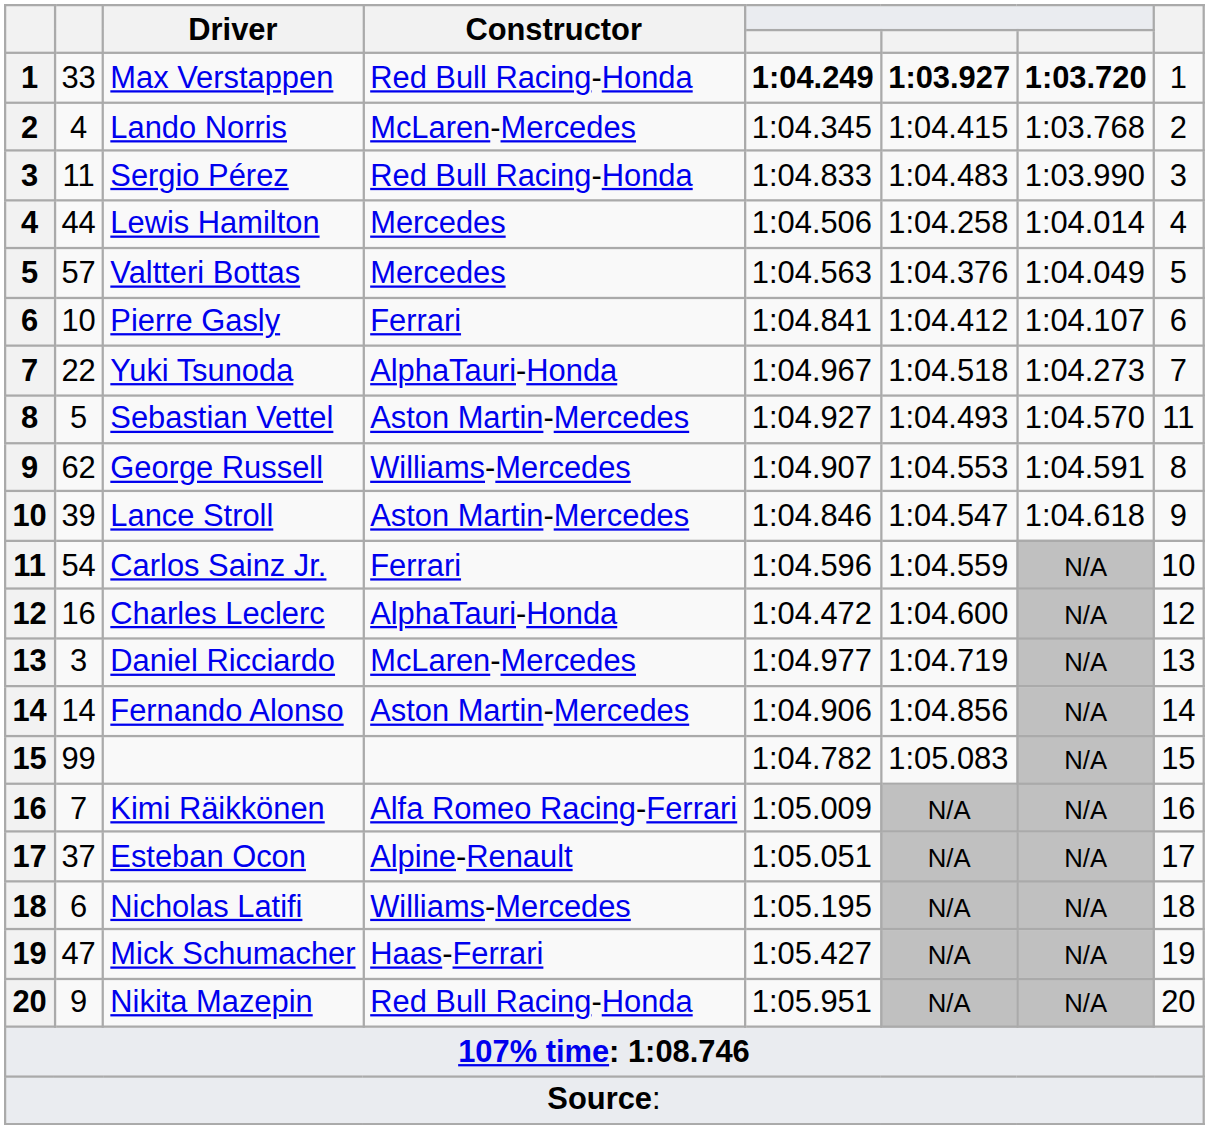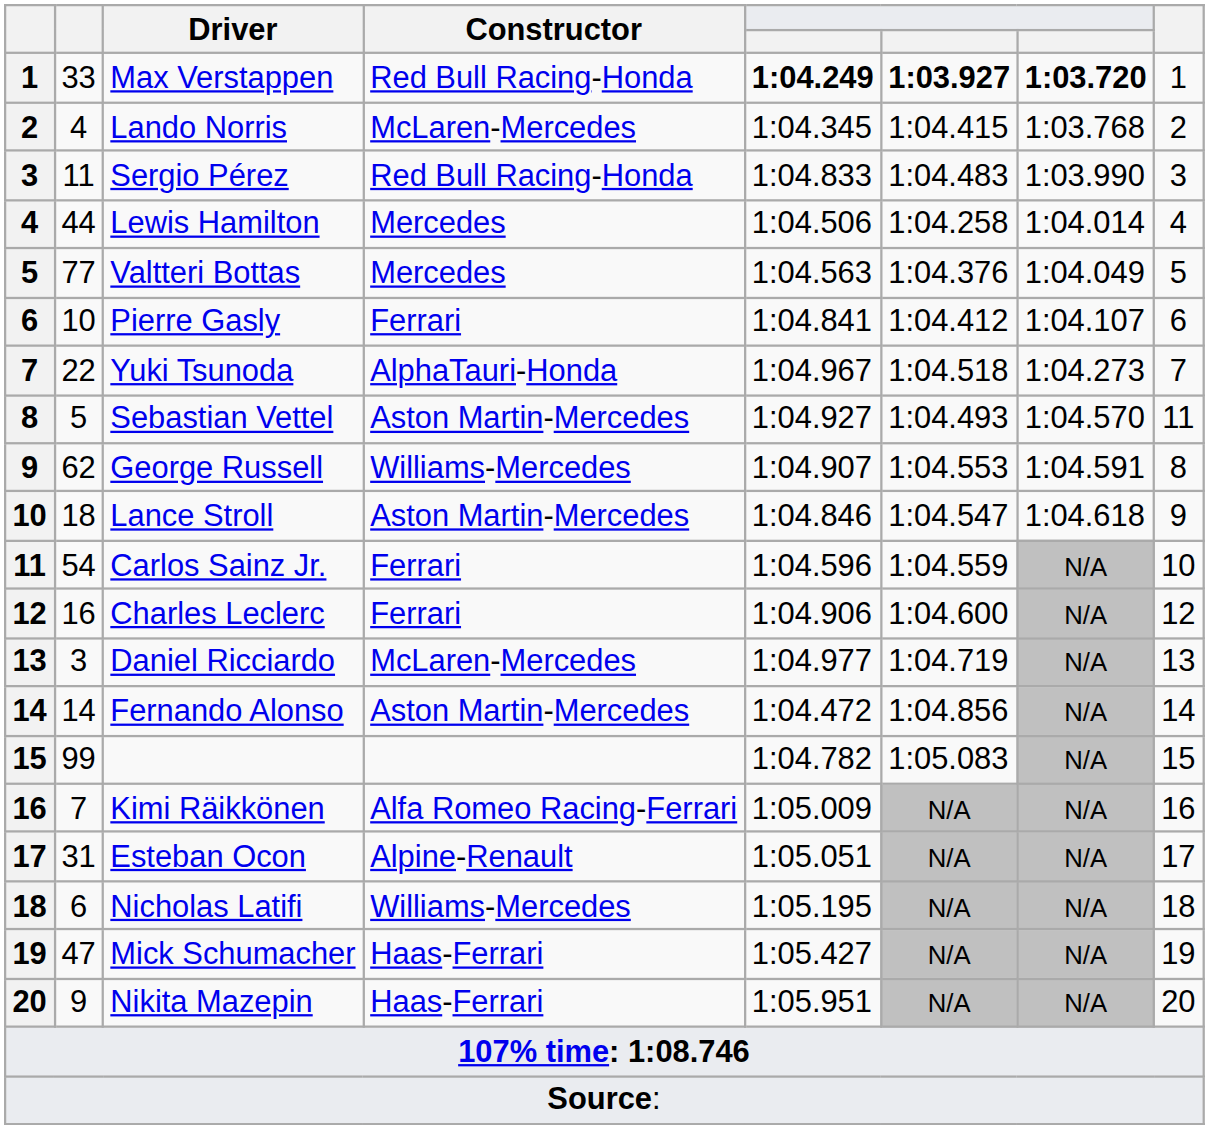(79, 272) 57 -> (79, 272) 77
(79, 516) 39 -> (79, 516) 18
(494, 613) AlphaTauri-Honda -> (416, 613) Ferrari
(812, 613) 1:04.472 -> (812, 613) 1:04.906
(812, 710) 1:04.906 -> (812, 710) 1:04.472
(79, 856) 37 -> (79, 856) 31
(531, 1002) Red Bull Racing-Honda -> (457, 1002) Haas-Ferrari
